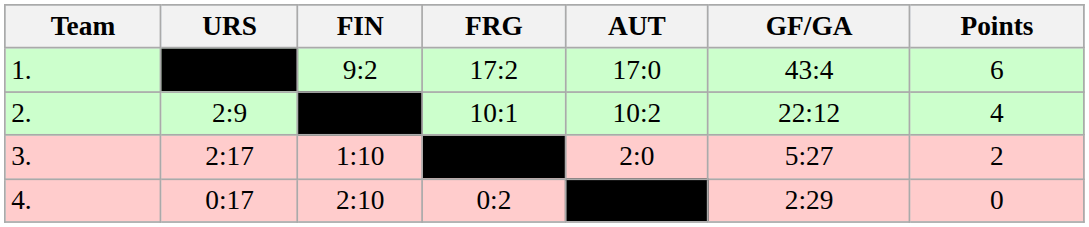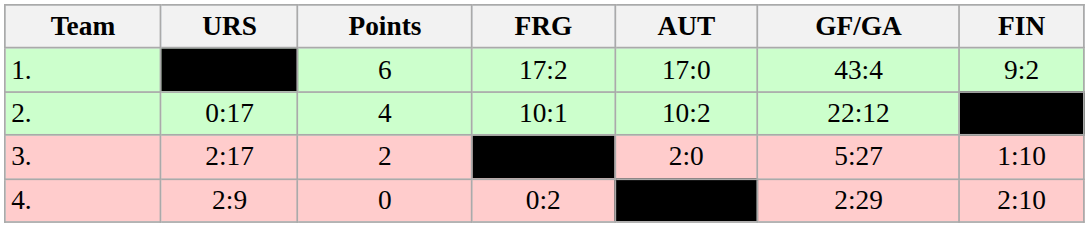columns swapped: (360, 26) <-> (997, 26)
(230, 112) 2:9 -> (230, 112) 0:17
(230, 199) 0:17 -> (230, 199) 2:9
